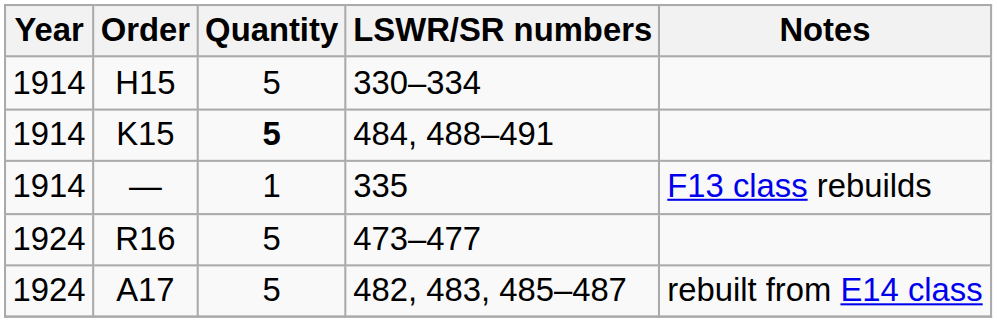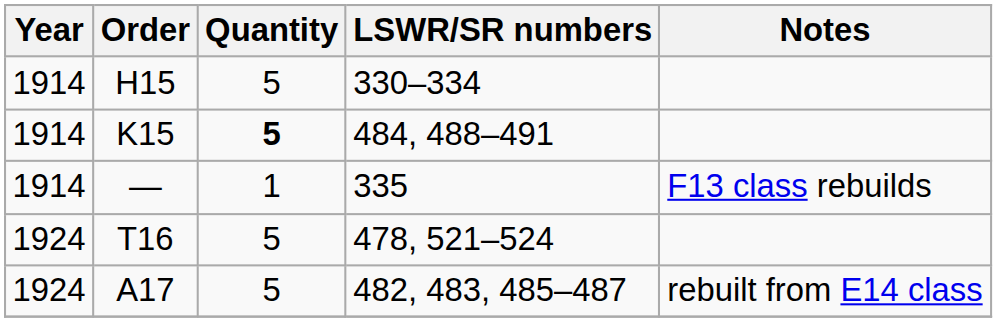- row: (145, 238)
+ row: (145, 238)
